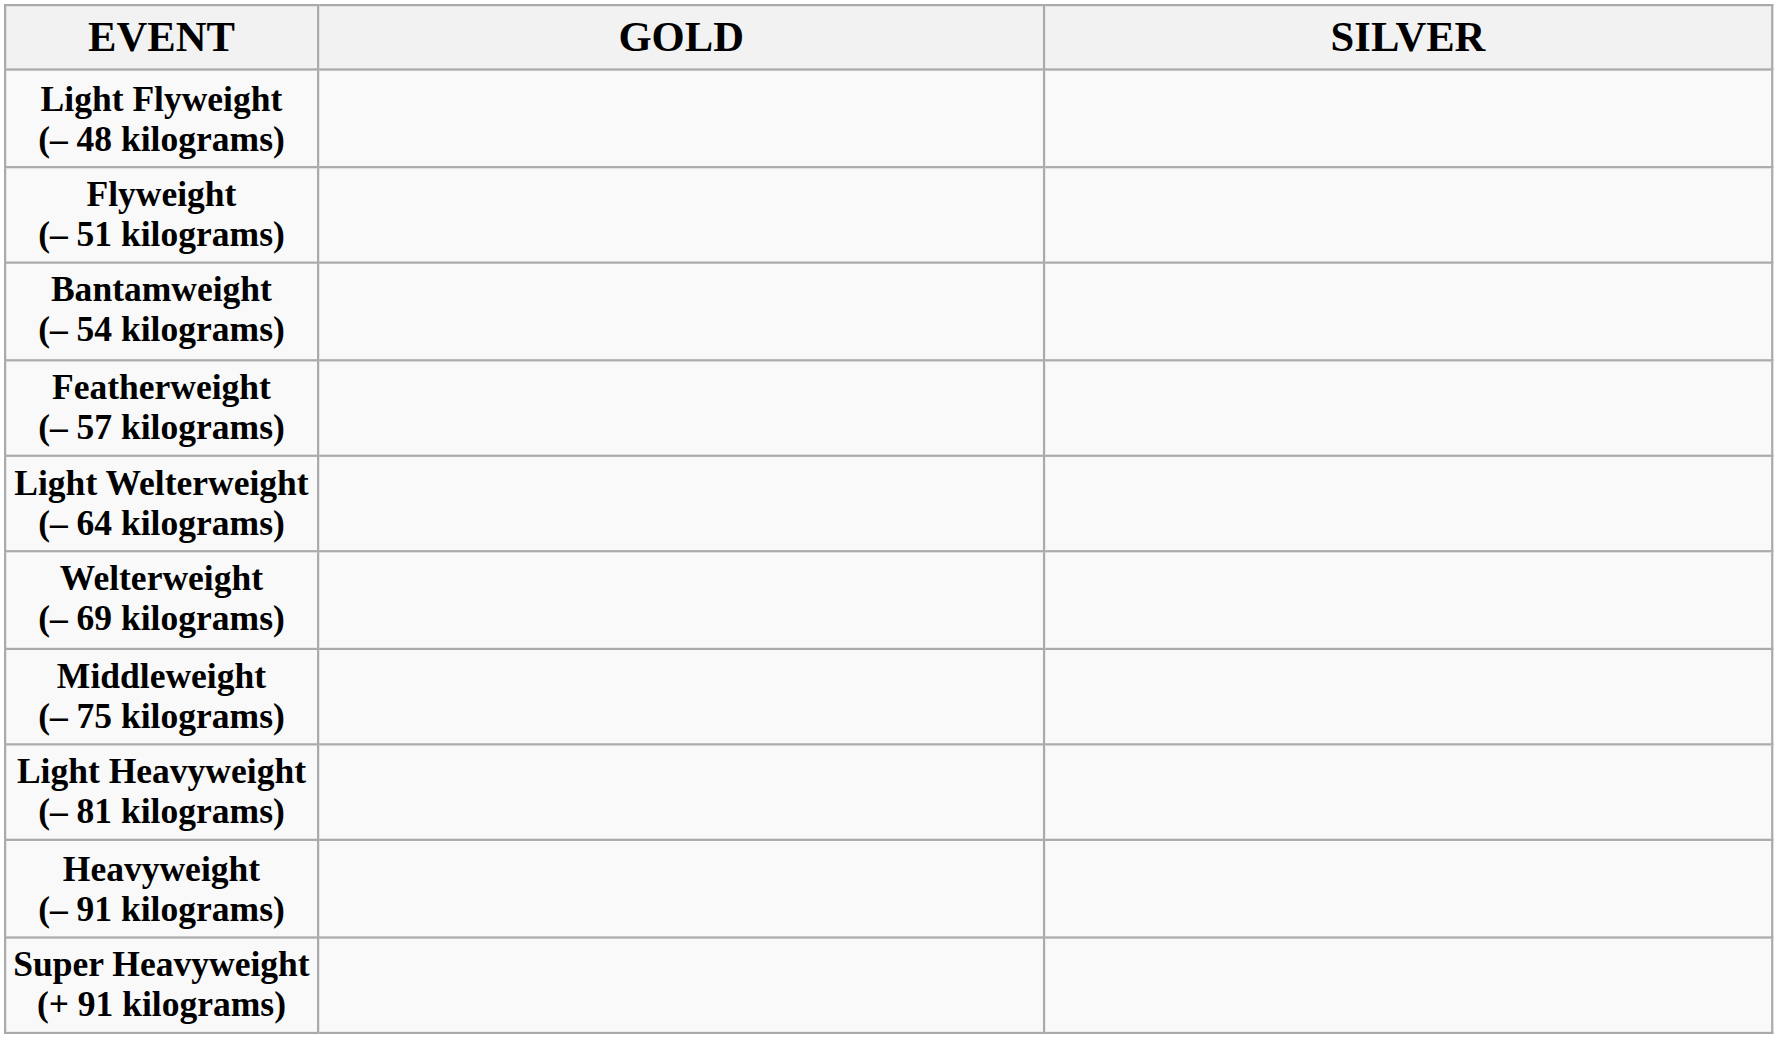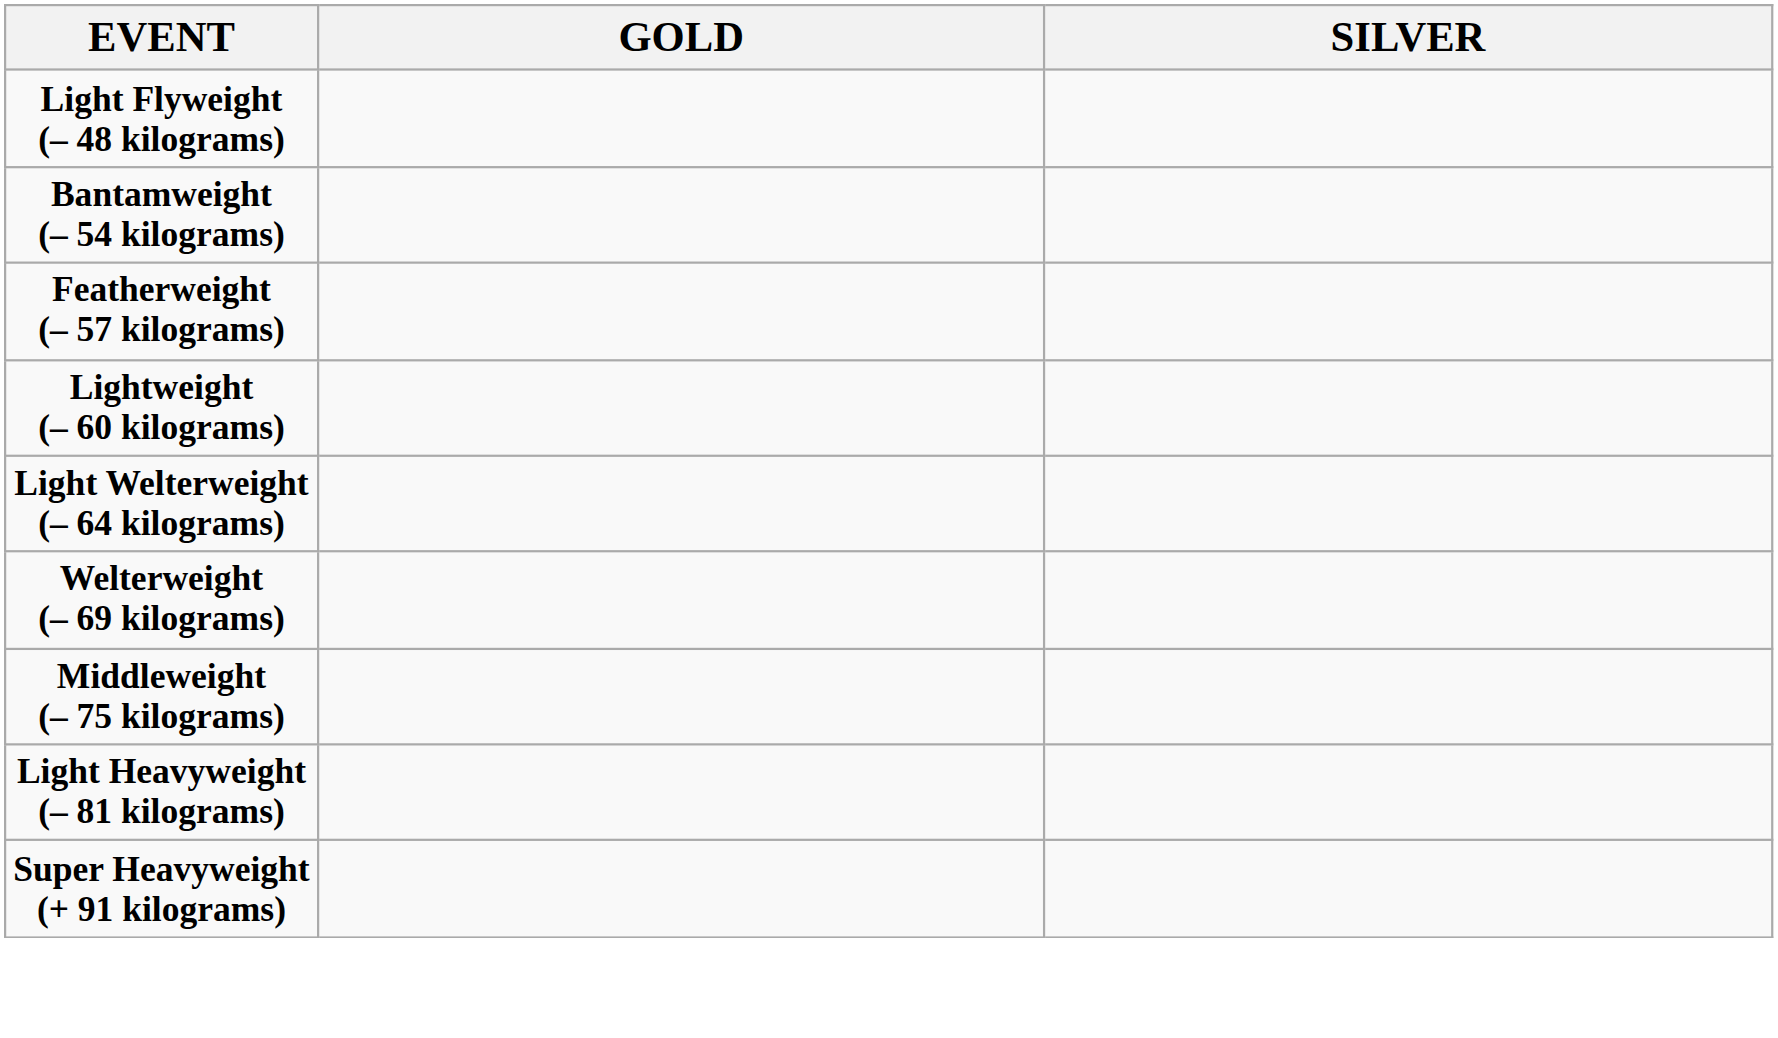- row: (161, 214)
+ row: (161, 406)
- row: (161, 888)
